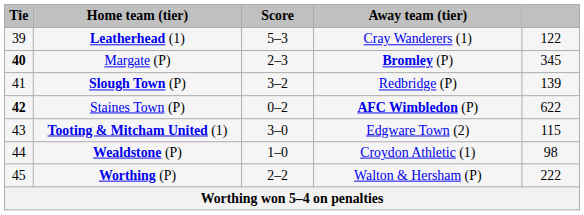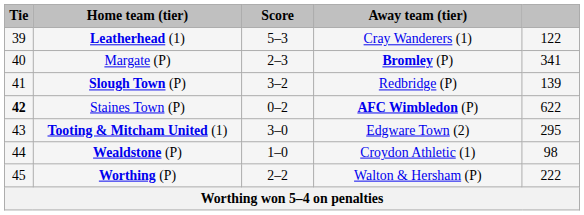(19, 61) bold -> (19, 61) normal
(551, 61) 345 -> (551, 61) 341
(551, 130) 115 -> (551, 130) 295
